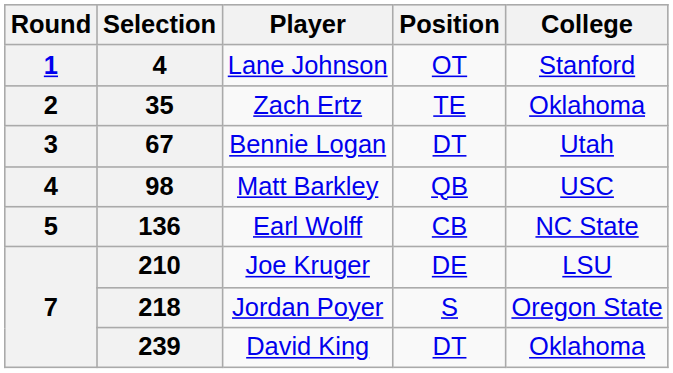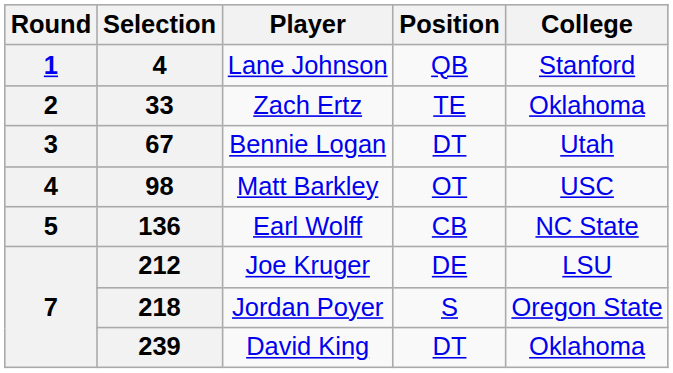(449, 65) OT -> (449, 65) QB
(159, 105) 35 -> (159, 105) 33
(449, 186) QB -> (449, 186) OT
(159, 266) 210 -> (159, 266) 212
